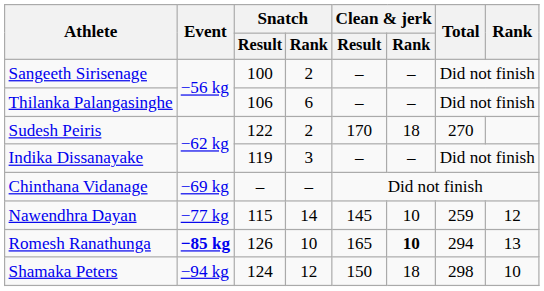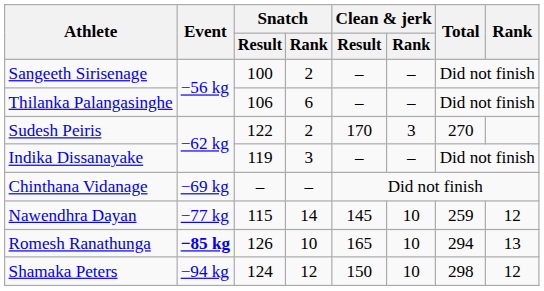(411, 130) 18 -> (411, 130) 3
(411, 243) bold -> (411, 243) normal
(411, 271) 18 -> (411, 271) 10
(512, 271) 10 -> (512, 271) 12
